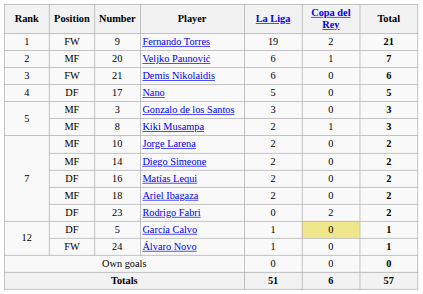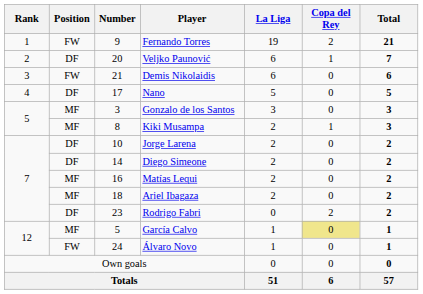(72, 59) MF -> (72, 59) DF
(72, 144) MF -> (72, 144) DF
(72, 161) MF -> (72, 161) DF
(72, 178) DF -> (72, 178) MF
(72, 229) DF -> (72, 229) MF
